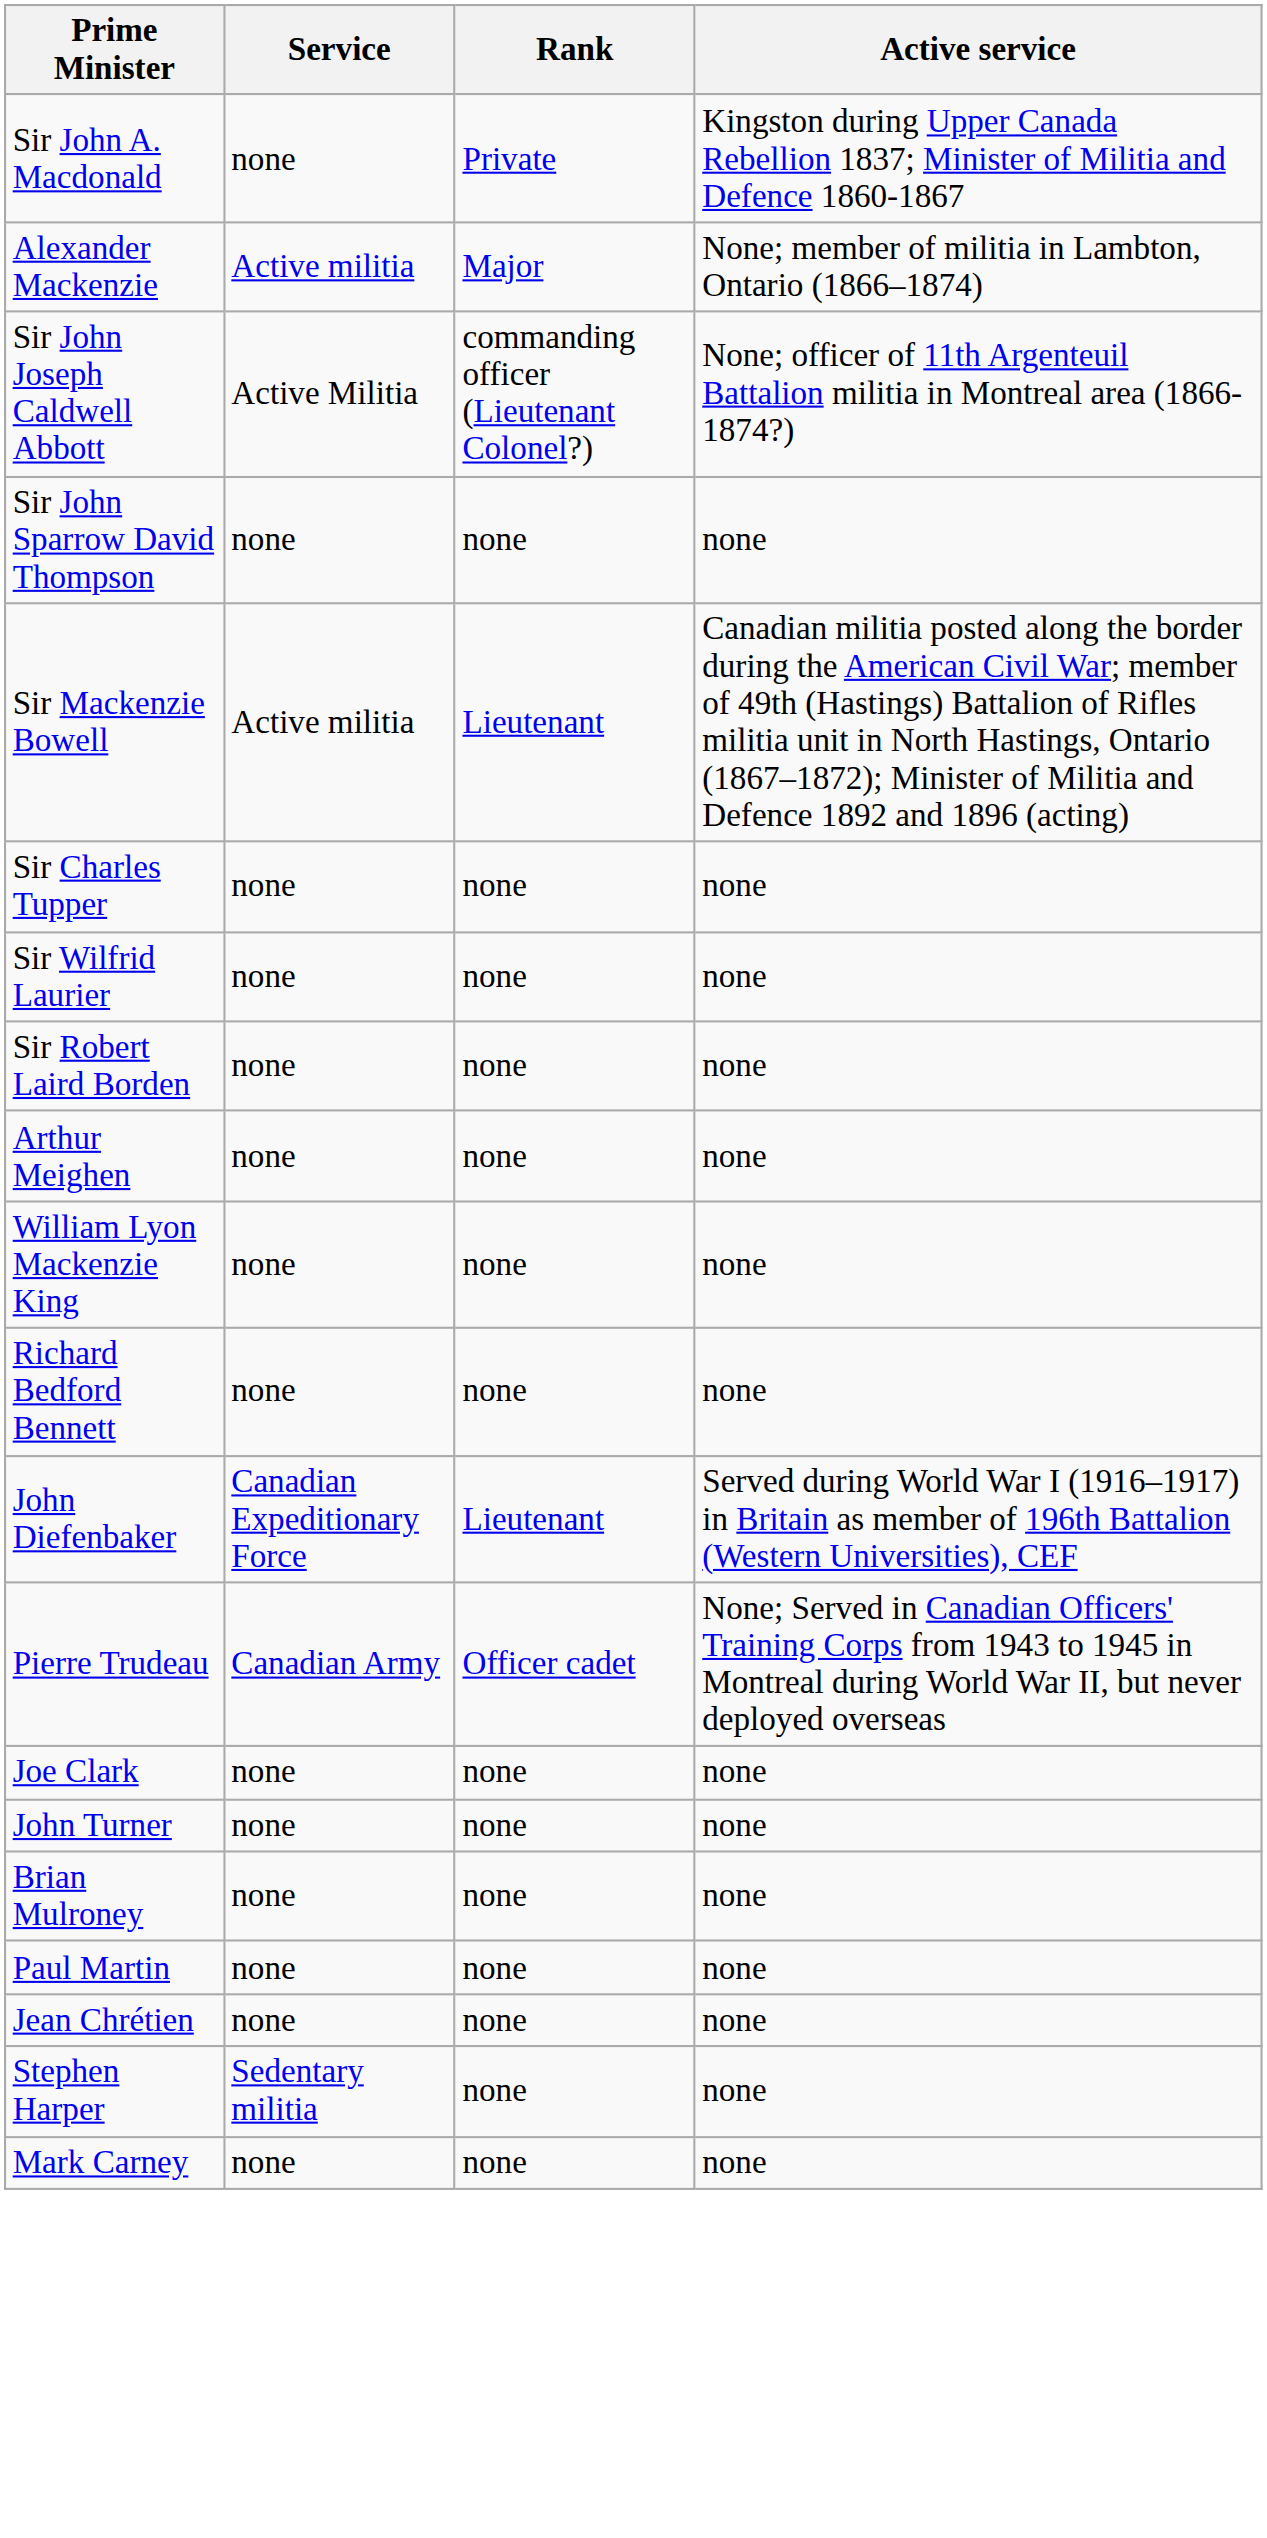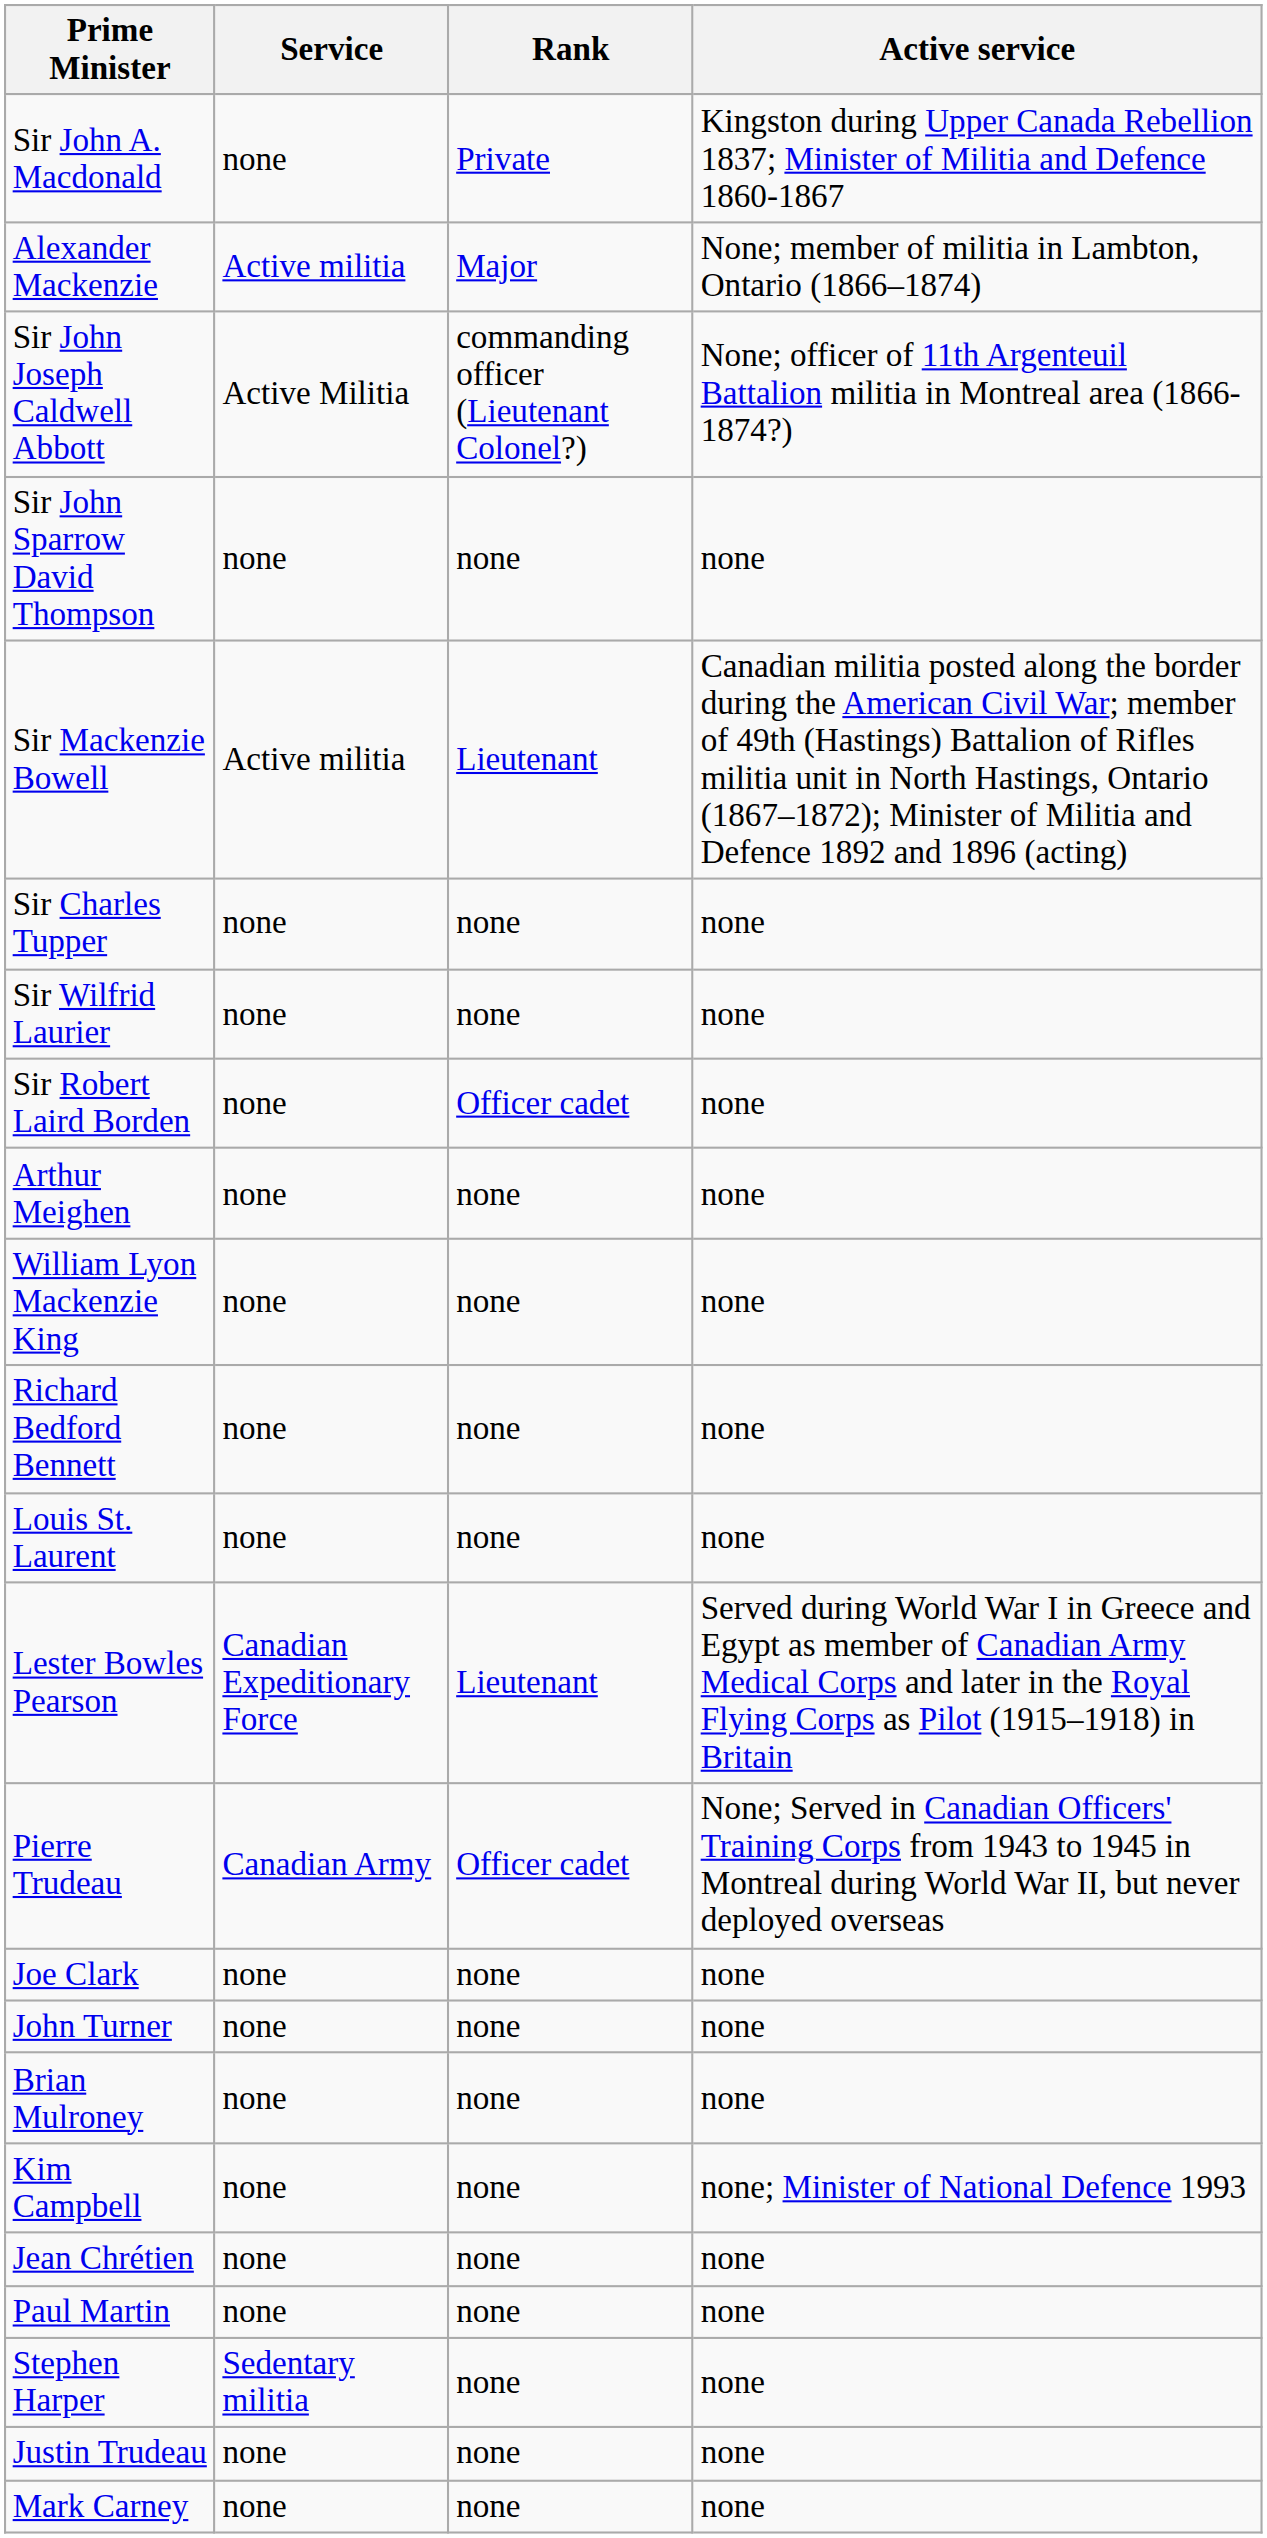(495, 1065) none -> (543, 1103) Officer cadet
+ row: (72, 1536)
- row: (94, 1518)
+ row: (108, 1682)
+ row: (77, 2187)
rows swapped: (103, 2019) <-> (91, 1966)
+ row: (110, 2453)
